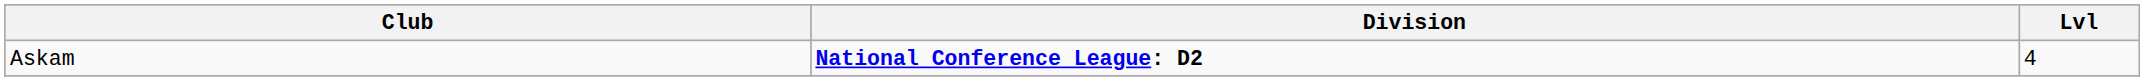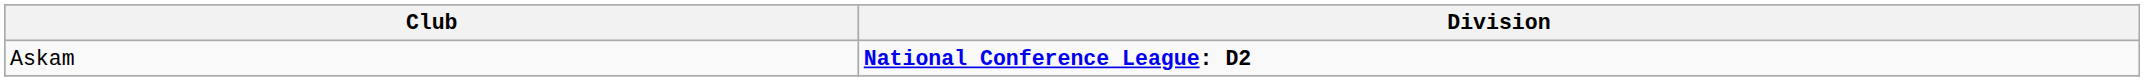- column: (2079, 22)
